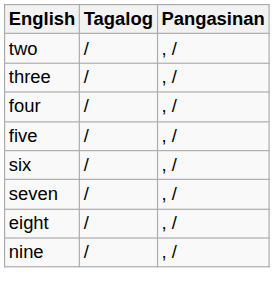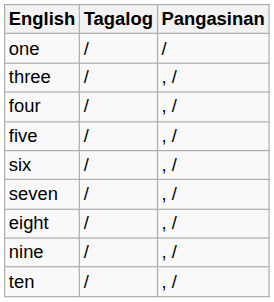+ row: (24, 48)
- row: (23, 48)
+ row: (22, 281)
